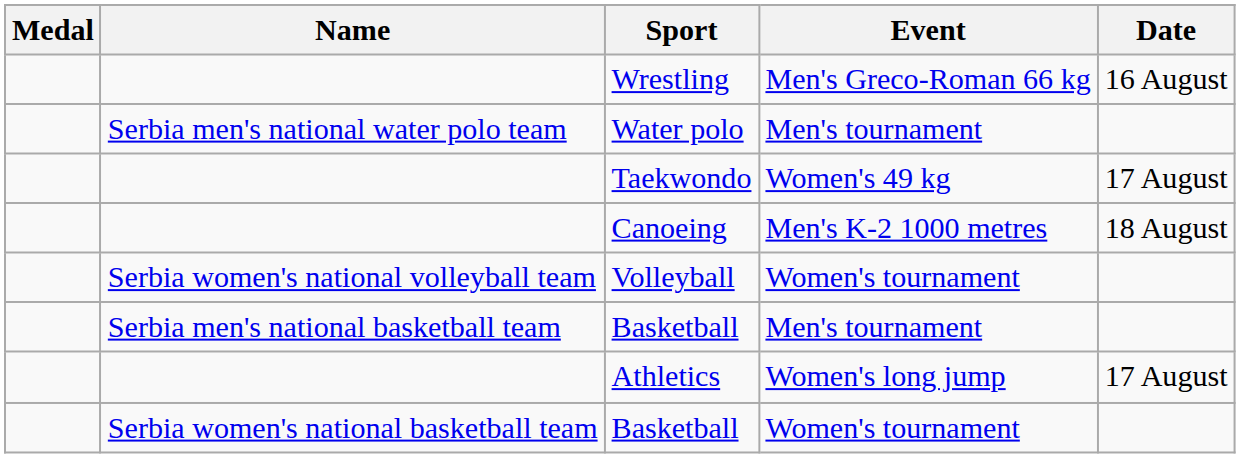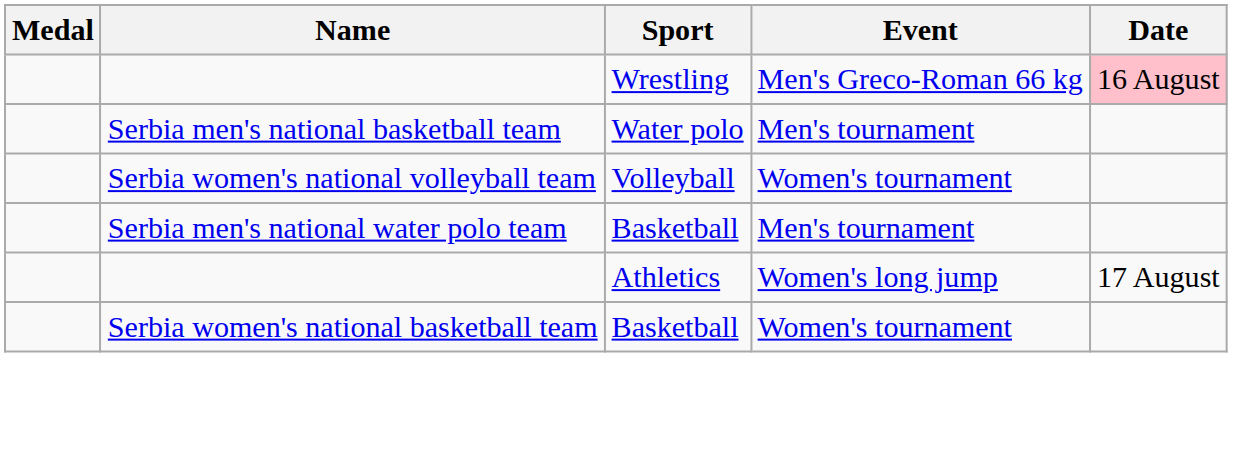(1166, 79) no background -> (1158, 79) pink background
(337, 128) Serbia men's national water polo team -> (334, 128) Serbia men's national basketball team
- row: (682, 178)
- row: (669, 227)
(334, 327) Serbia men's national basketball team -> (337, 227) Serbia men's national water polo team
